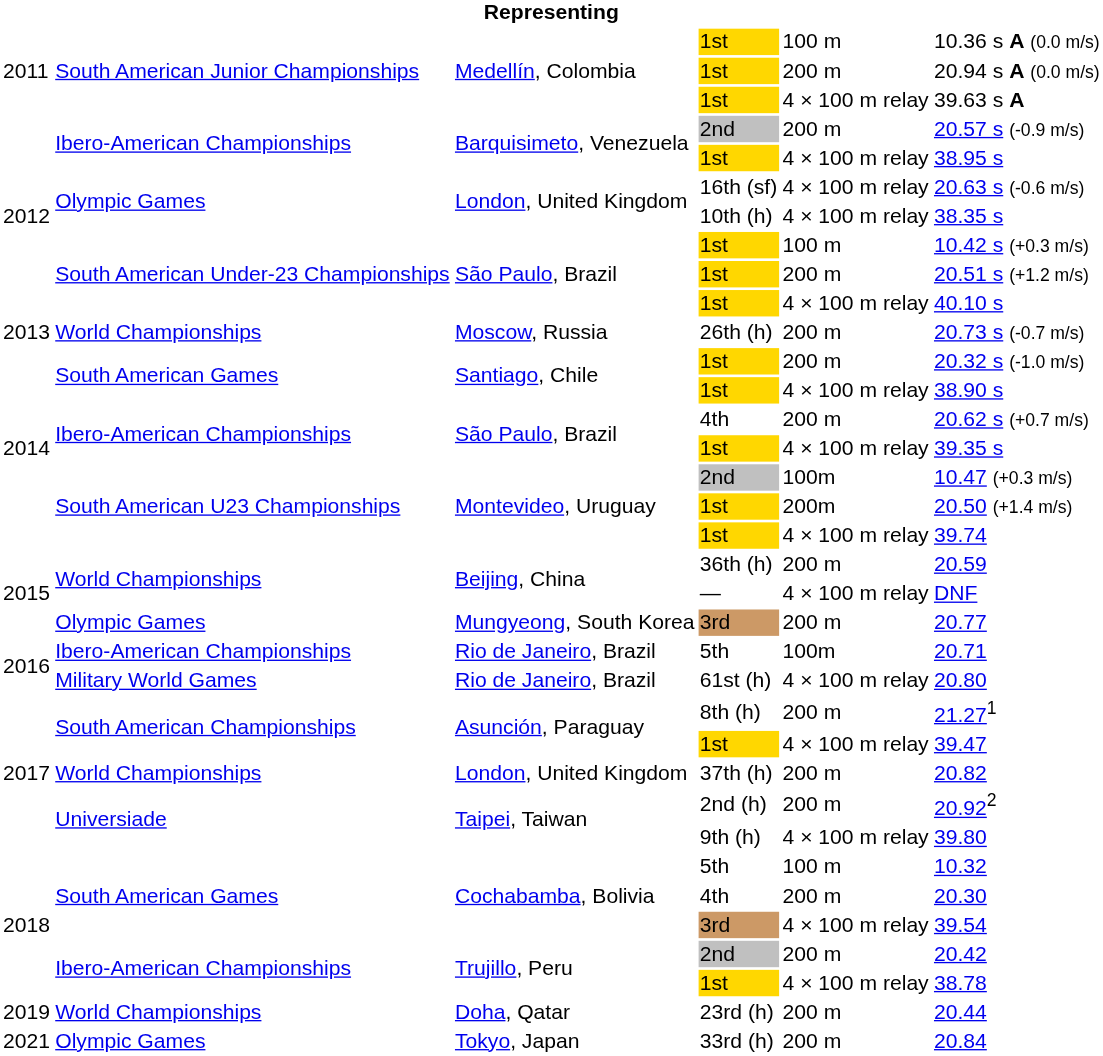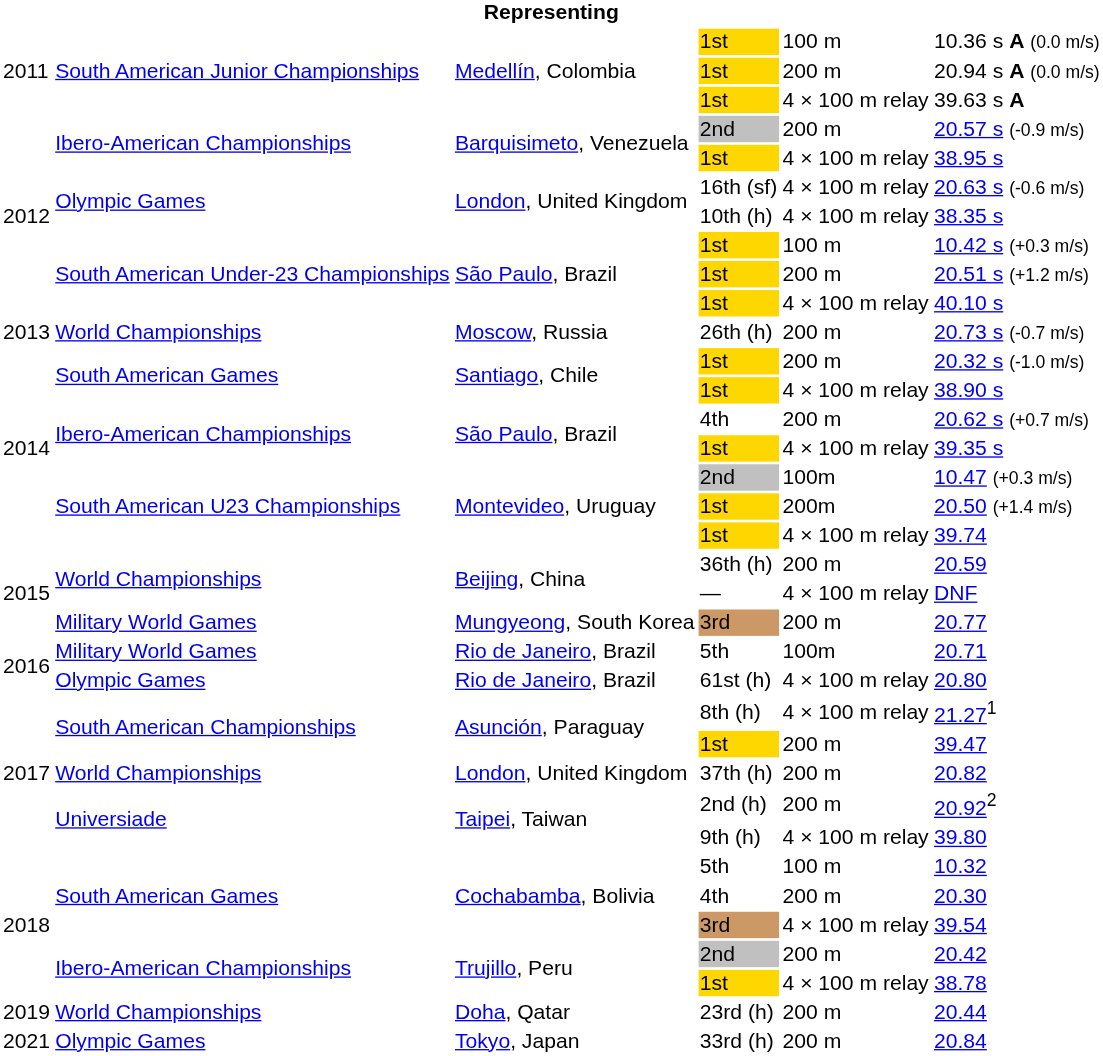(130, 622) Olympic Games -> (156, 622) Military World Games
(203, 651) Ibero-American Championships -> (156, 651) Military World Games
(156, 680) Military World Games -> (130, 680) Olympic Games
(812, 712) 200 m -> (856, 712) 4 × 100 m relay
(856, 744) 4 × 100 m relay -> (812, 744) 200 m
